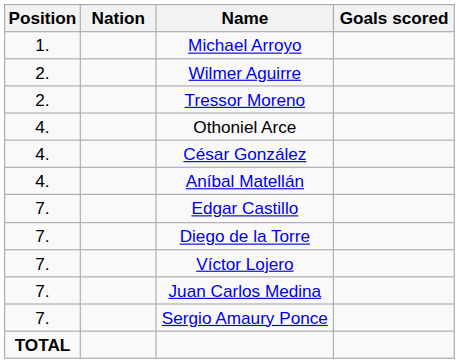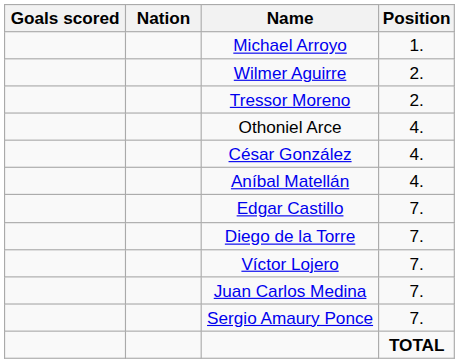columns swapped: (42, 18) <-> (394, 18)
